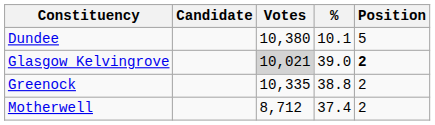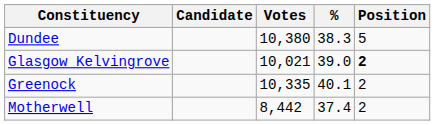(334, 39) 10.1 -> (334, 39) 38.3
(285, 62) lightgrey background -> (285, 62) no background
(334, 85) 38.8 -> (334, 85) 40.1
(281, 108) 8,712 -> (281, 108) 8,442
